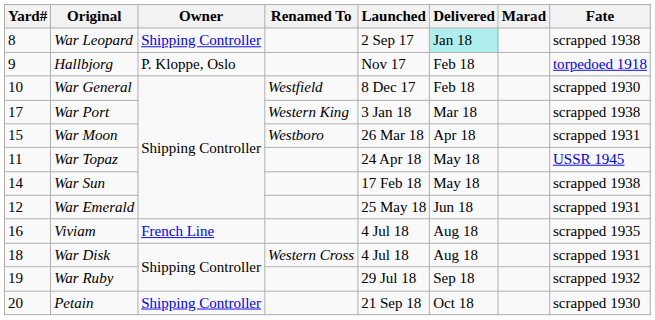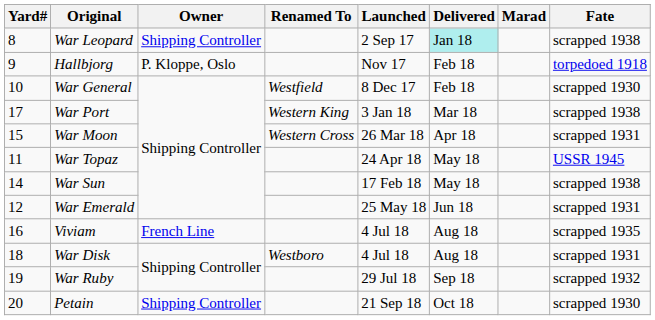(296, 135) Westboro -> (311, 135) Western Cross
(311, 254) Western Cross -> (296, 254) Westboro
